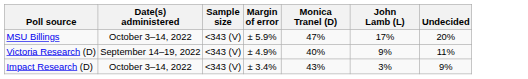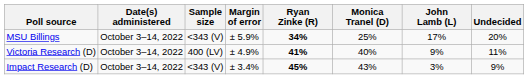+ column: (298, 17)
(316, 37) 47% -> (367, 37) 25%
(150, 52) September 14–19, 2022 -> (141, 52) October 3–14, 2022
(223, 52) <343 (V) -> (205, 52) 400 (LV)
